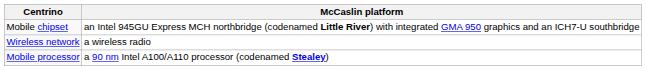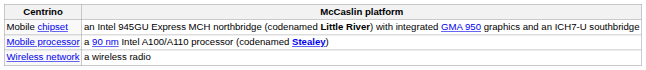rows swapped: (43, 57) <-> (43, 42)
